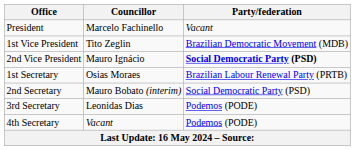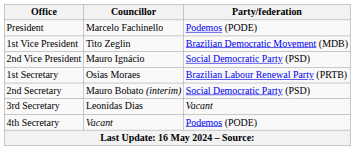(199, 28) Vacant -> (221, 28) Podemos (PODE)
(251, 59) bold -> (248, 59) normal
(221, 106) Podemos (PODE) -> (199, 106) Vacant
